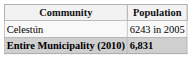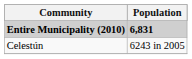rows swapped: (66, 45) <-> (25, 29)
